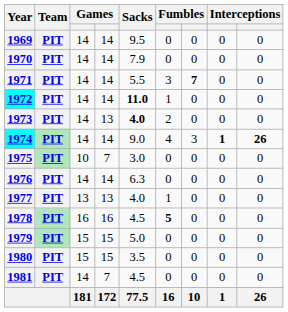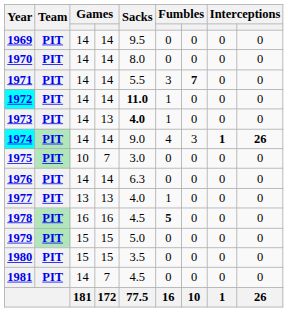(137, 59) 7.9 -> (137, 59) 8.0
(168, 119) 2 -> (168, 119) 1
